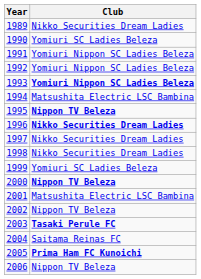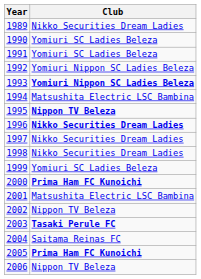(113, 54) Yomiuri Nippon SC Ladies Beleza -> (94, 54) Yomiuri SC Ladies Beleza
(73, 182) Nippon TV Beleza -> (87, 182) Prima Ham FC Kunoichi
